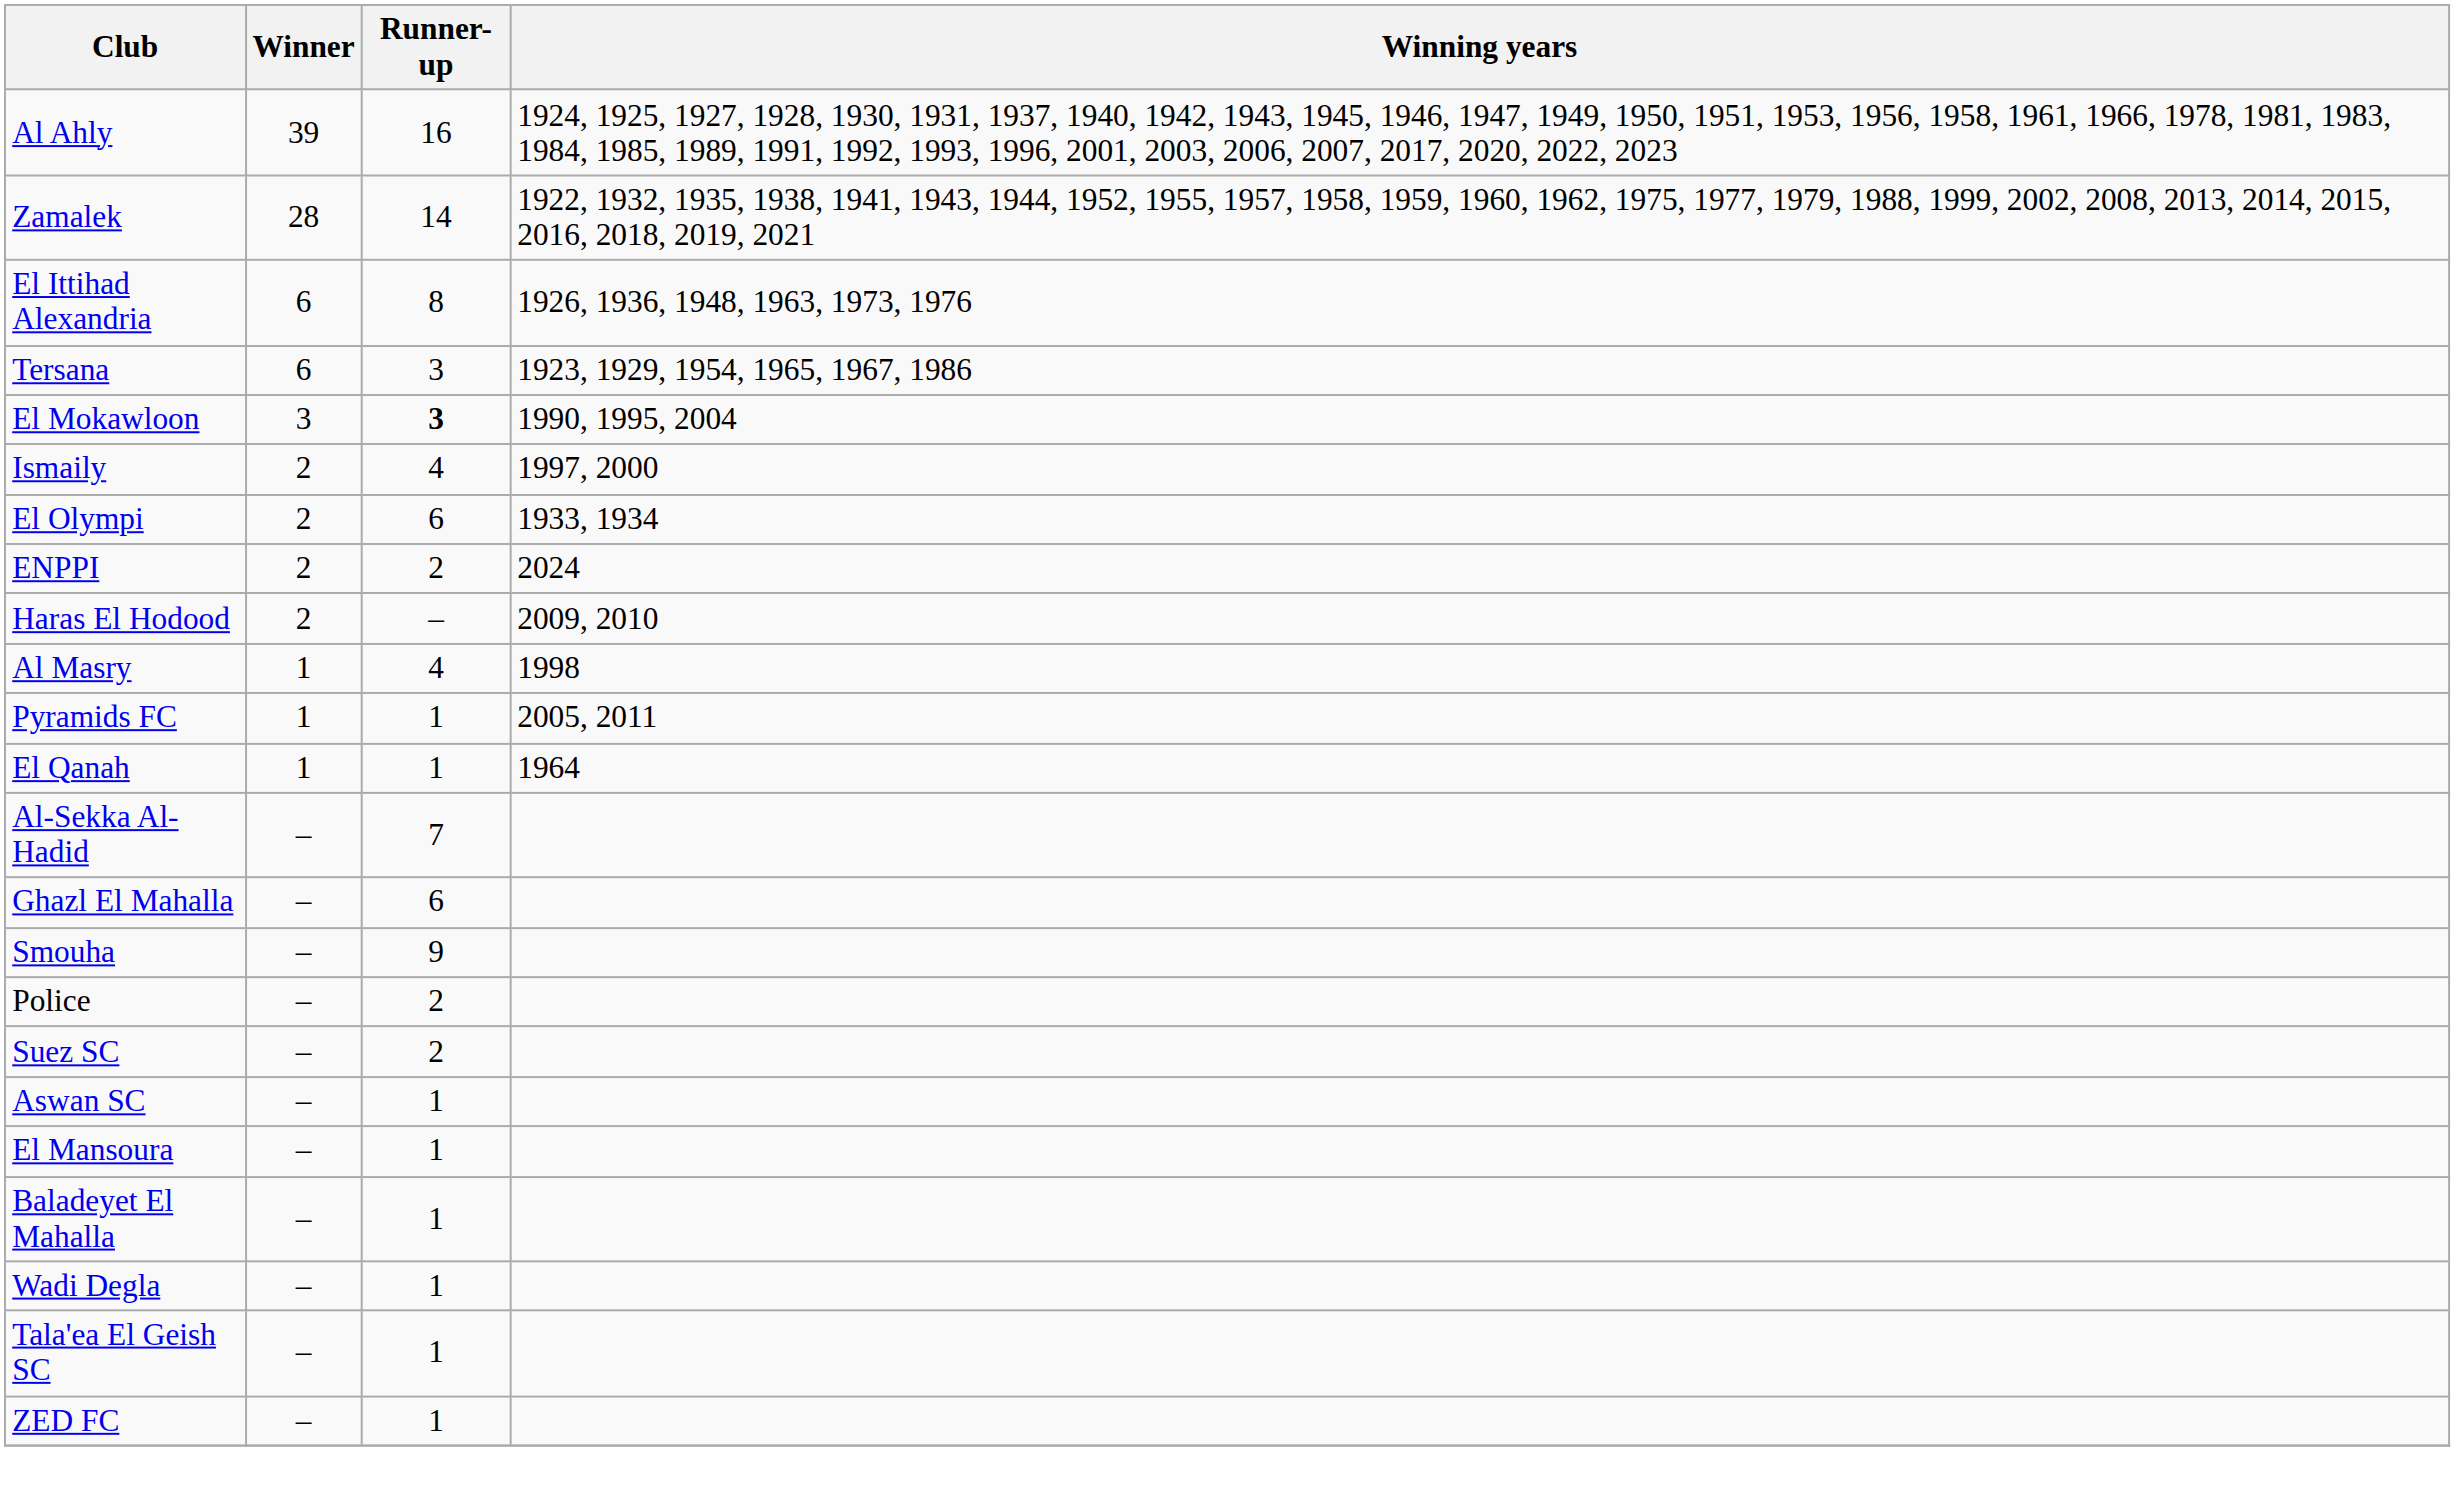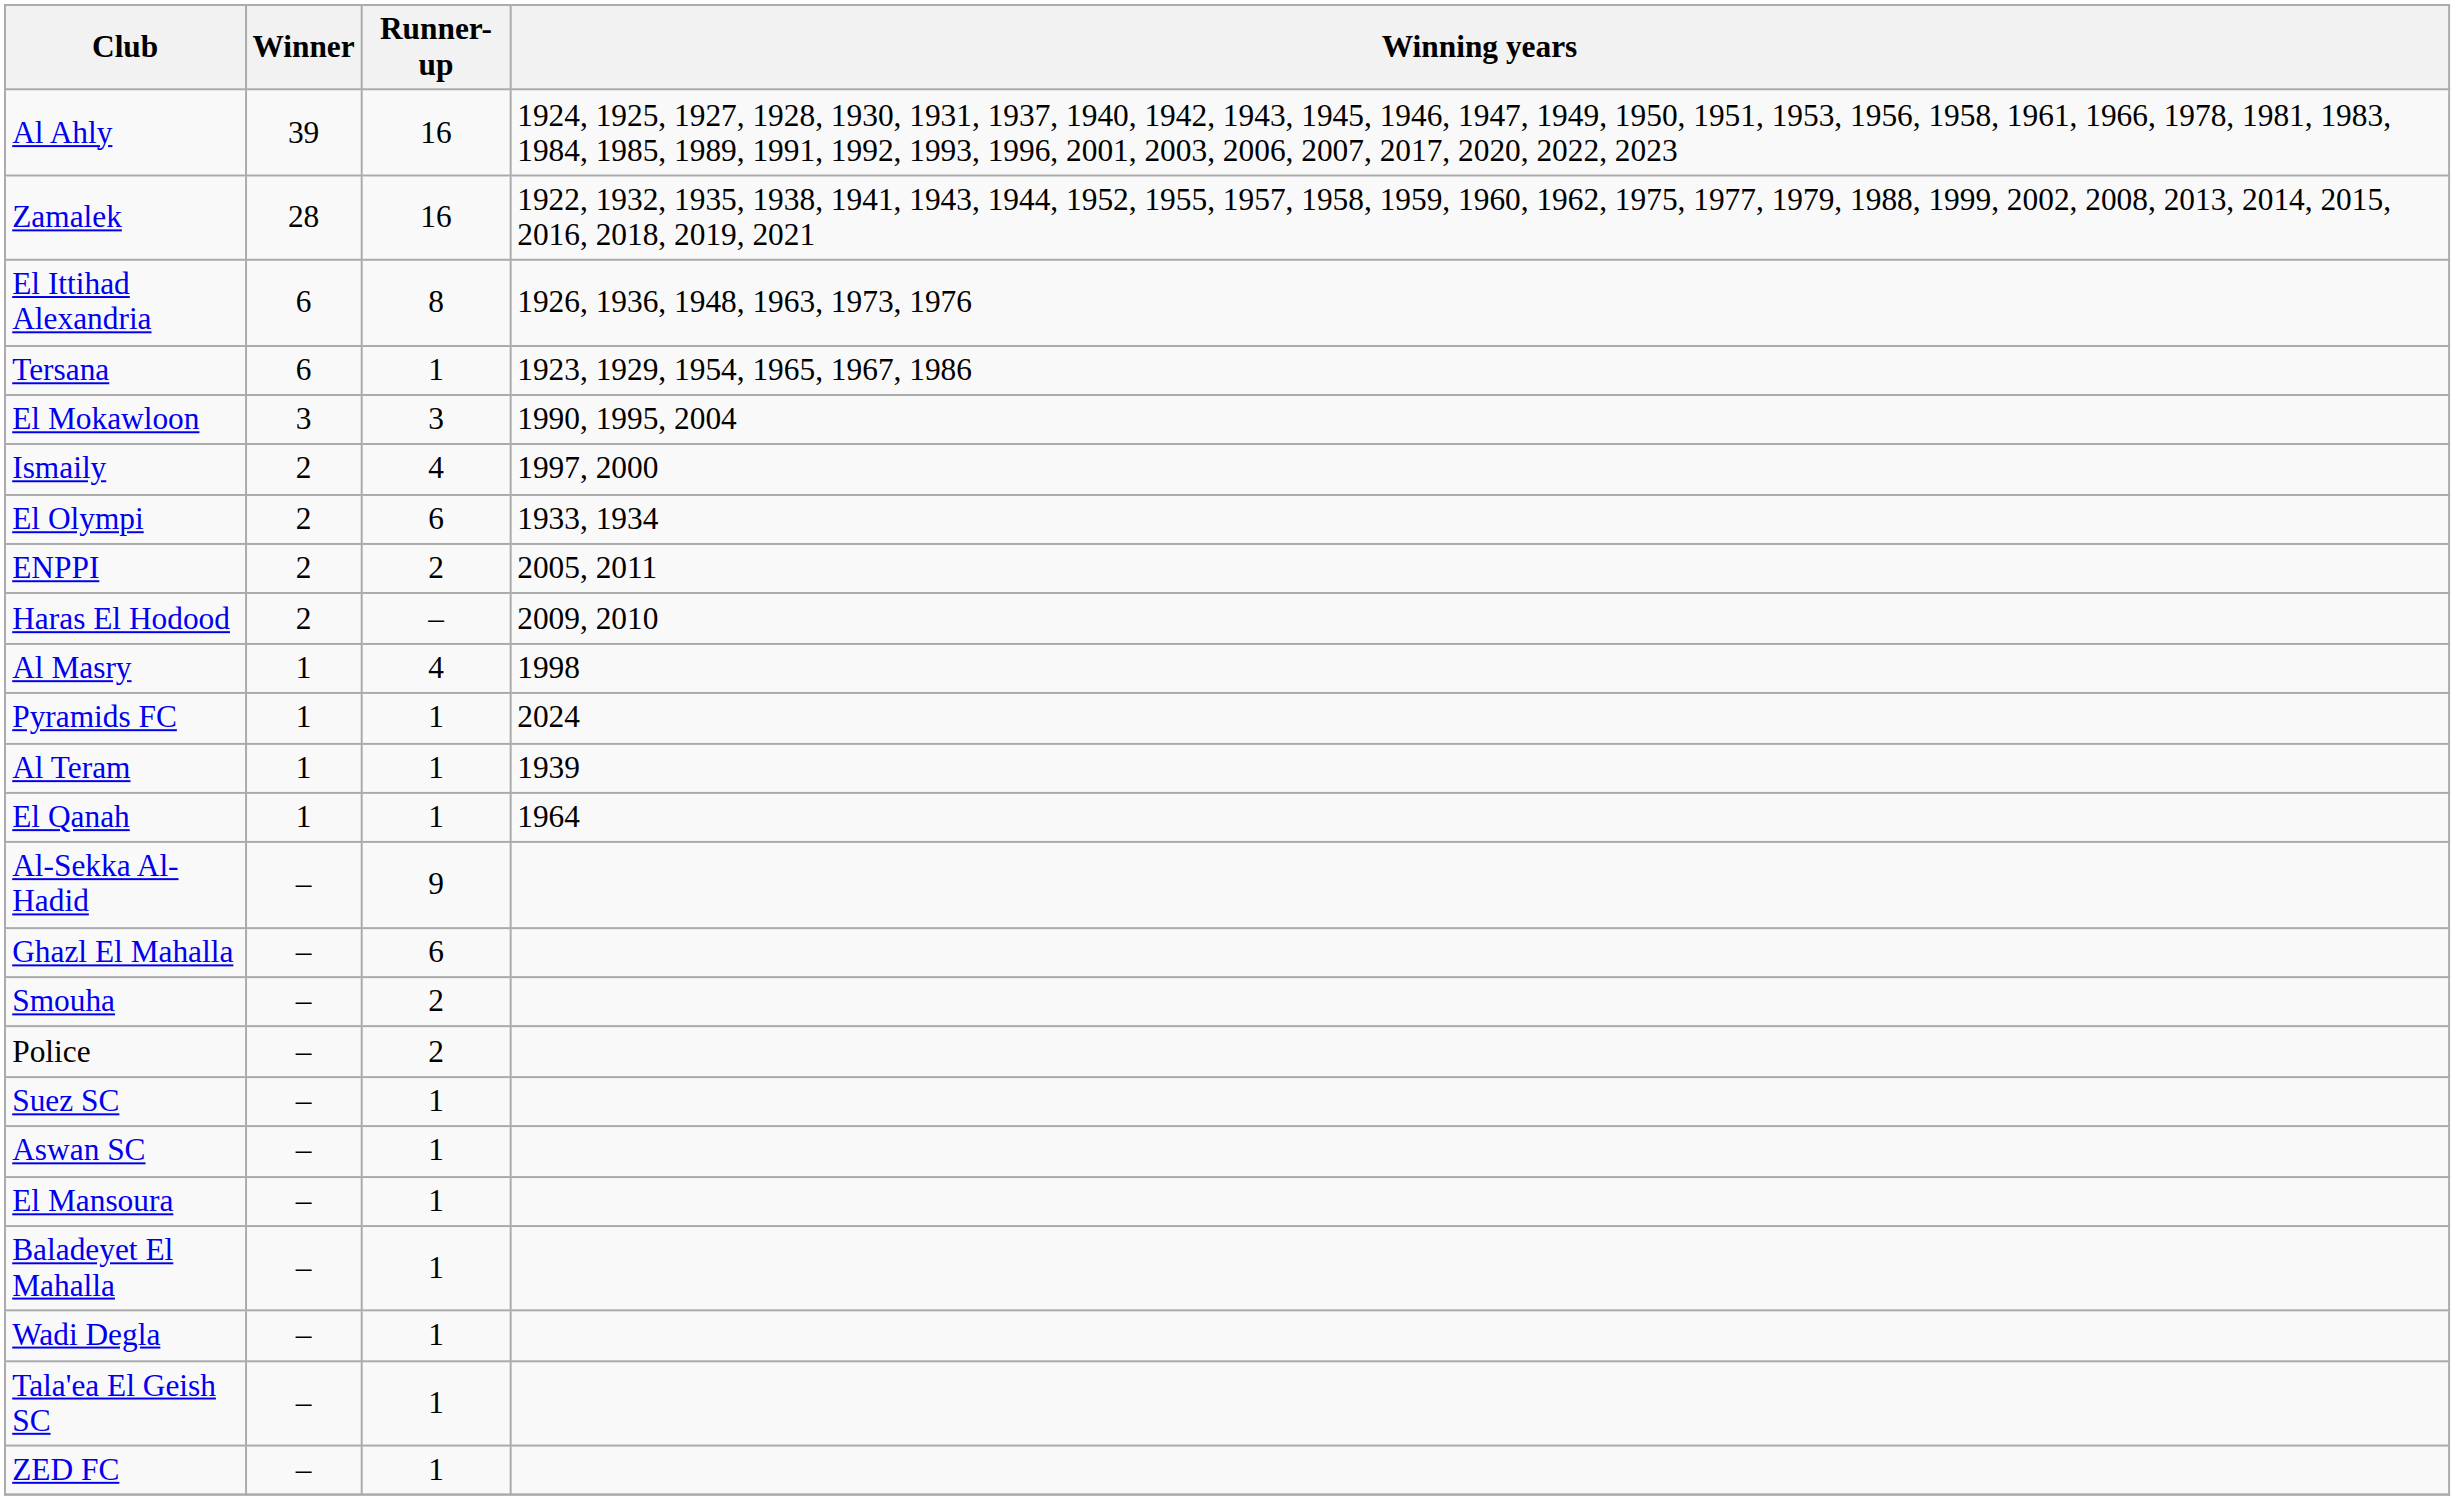(436, 217) 14 -> (436, 217) 16
(436, 369) 3 -> (436, 369) 1
(436, 419) bold -> (436, 419) normal
(549, 568) 2024 -> (587, 568) 2005, 2011
(587, 717) 2005, 2011 -> (549, 717) 2024
+ row: (71, 767)
(436, 834) 7 -> (436, 884) 9
(436, 951) 9 -> (436, 1001) 2
(436, 1051) 2 -> (436, 1100) 1
